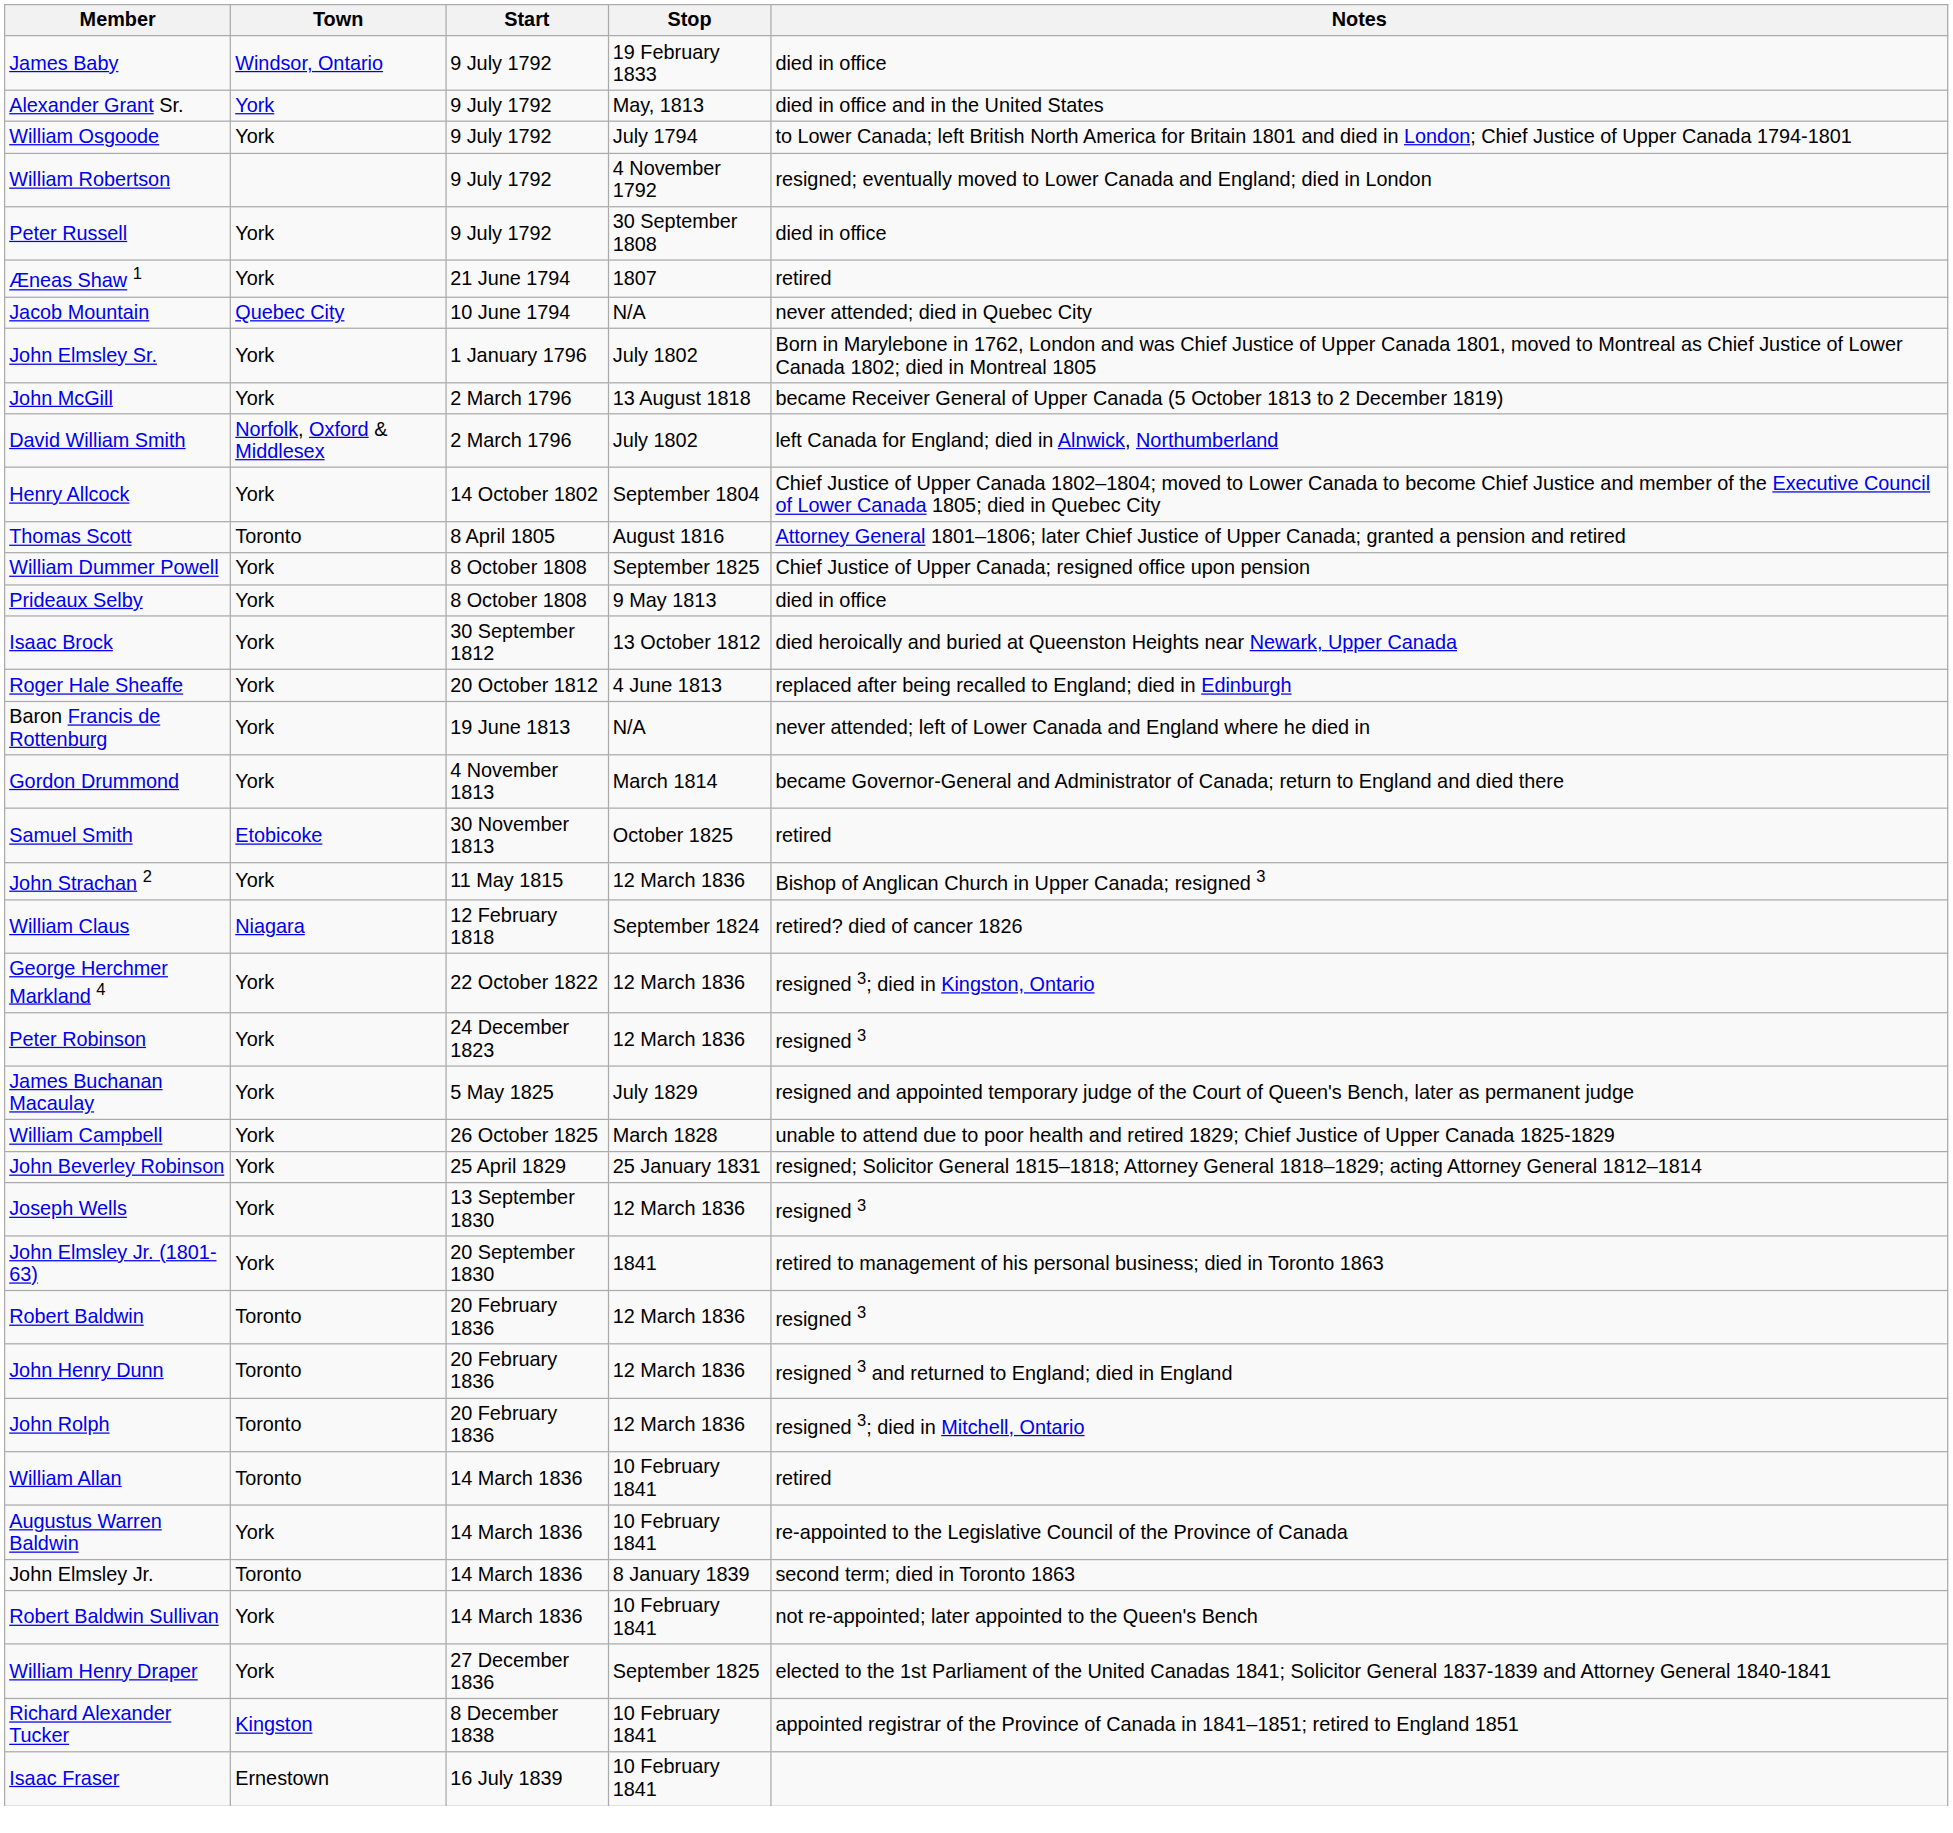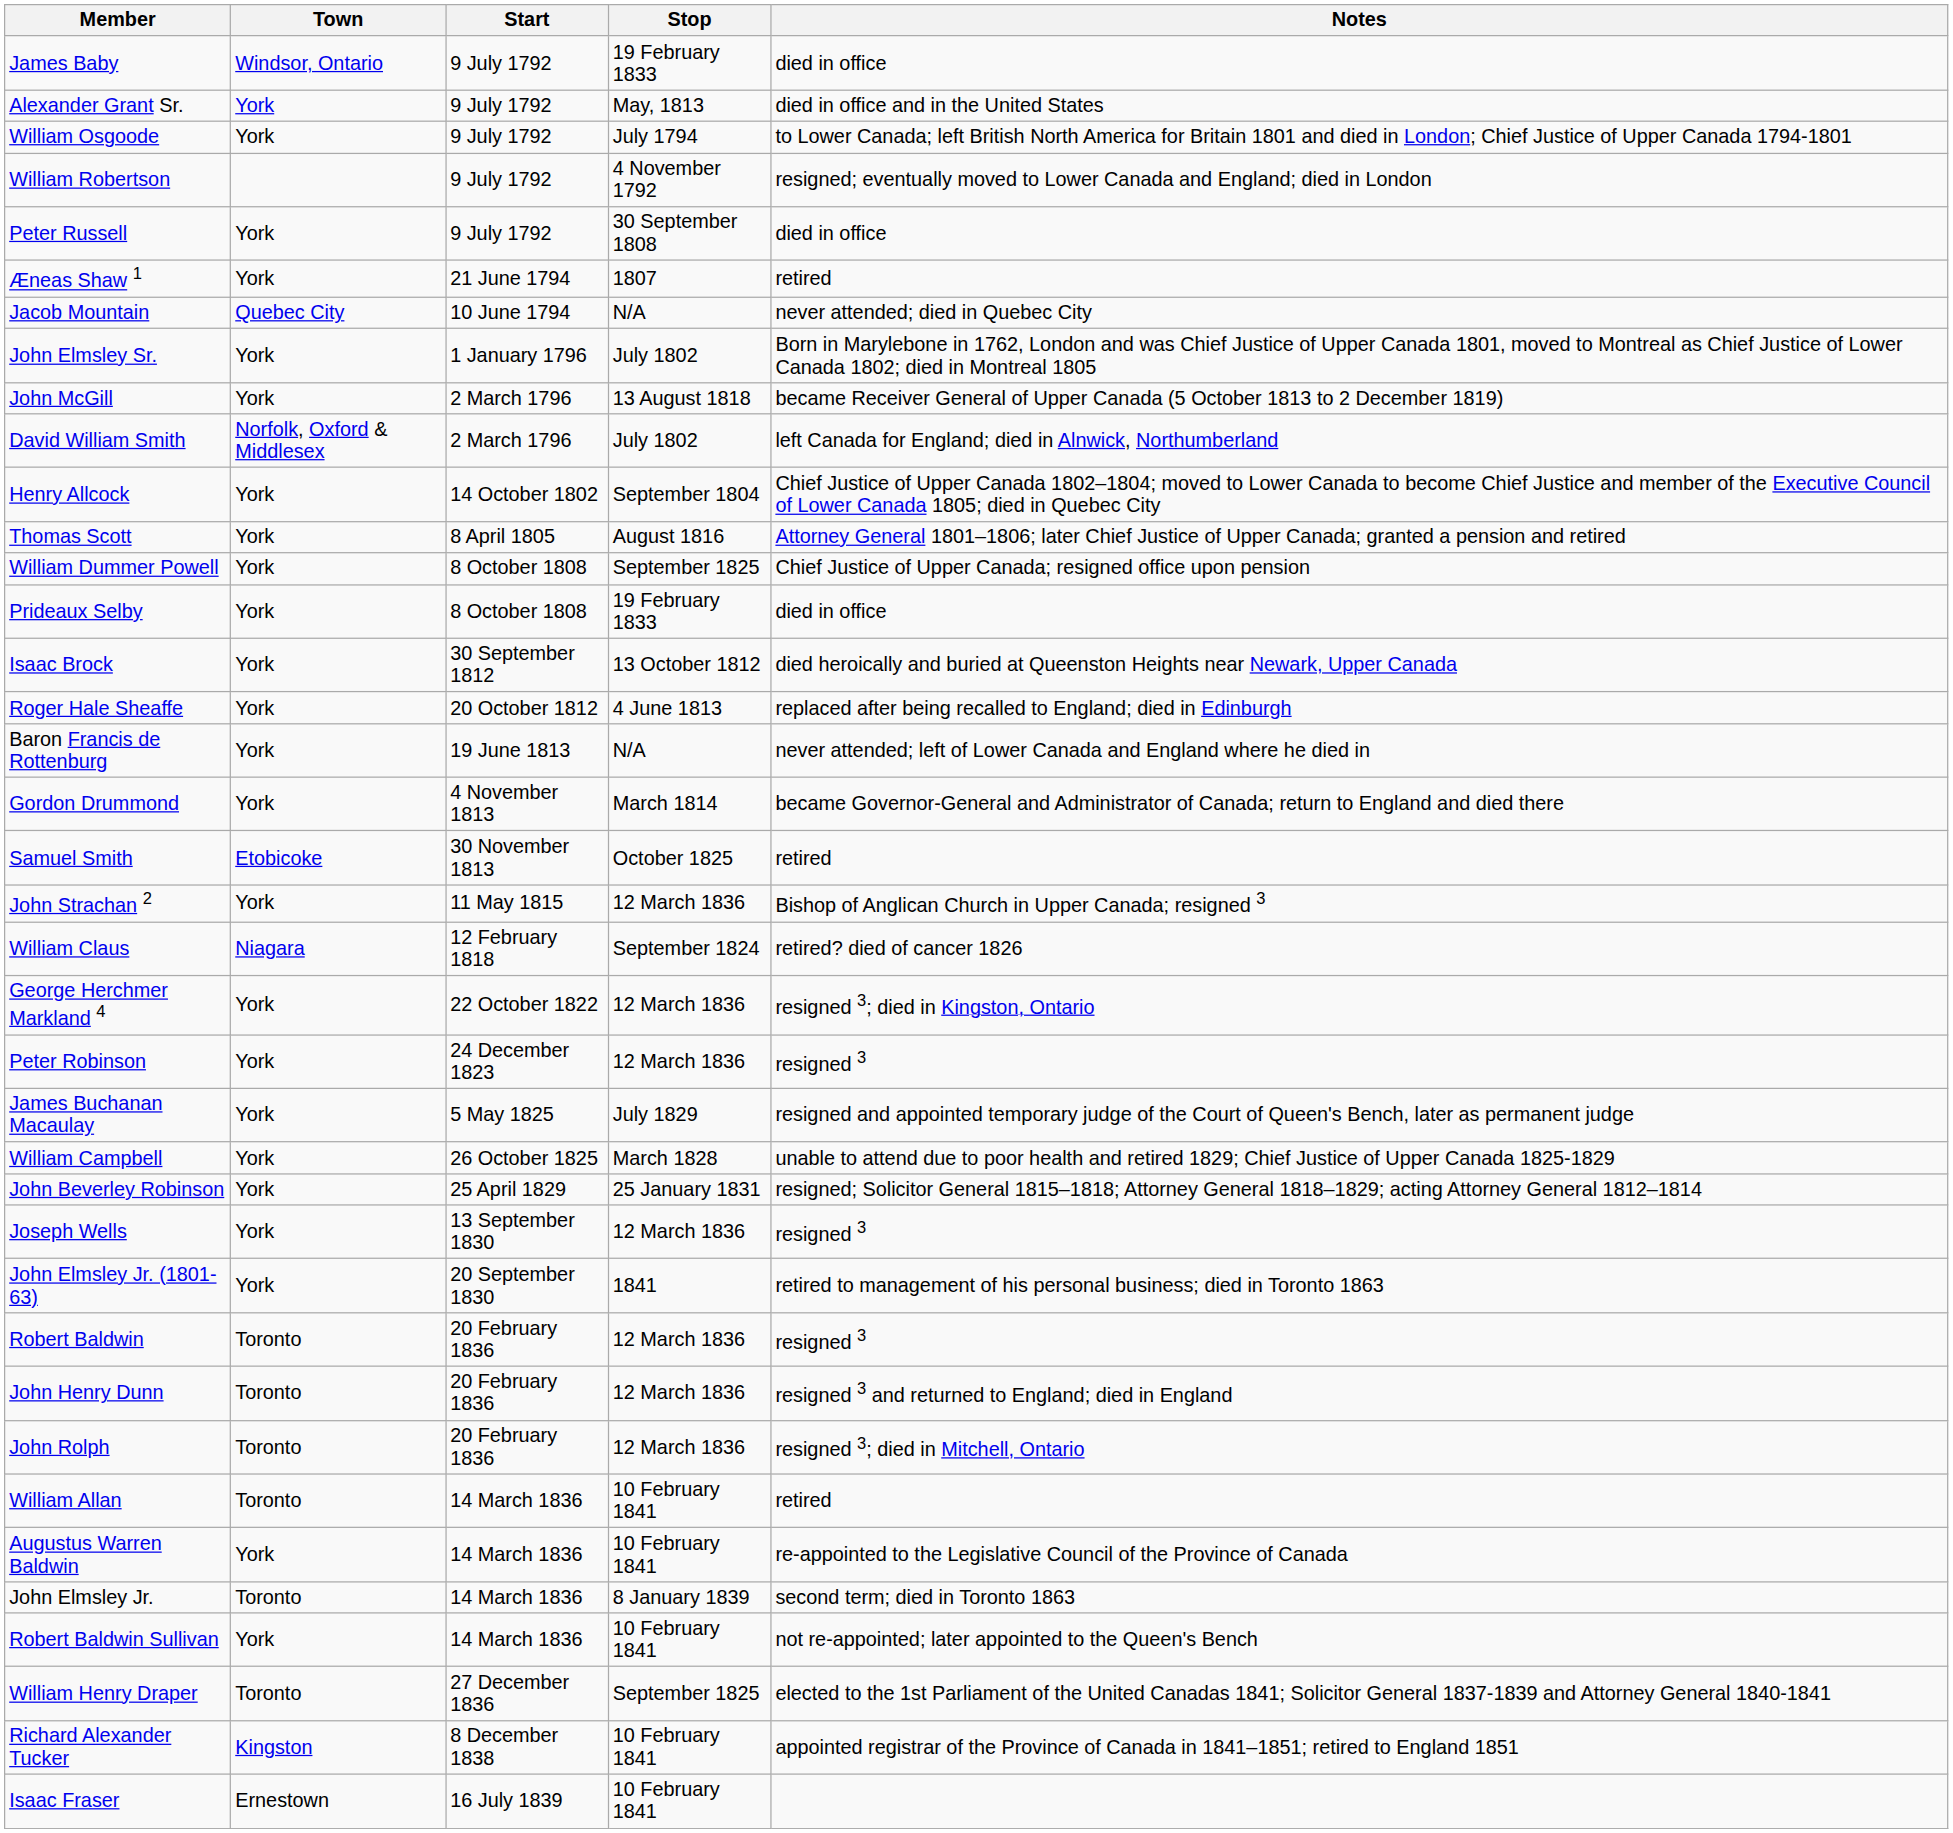(268, 537) Toronto -> (255, 537) York
(665, 600) 9 May 1813 -> (666, 611) 19 February 1833
(255, 1671) York -> (268, 1693) Toronto
